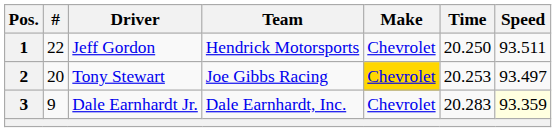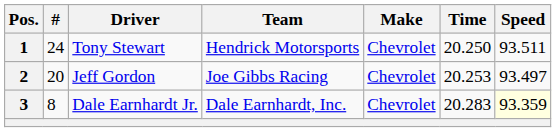(56, 47) 22 -> (56, 47) 24
(114, 47) Jeff Gordon -> (119, 47) Tony Stewart
(119, 76) Tony Stewart -> (114, 76) Jeff Gordon
(401, 76) gold background -> (401, 76) no background
(51, 104) 9 -> (51, 104) 8
